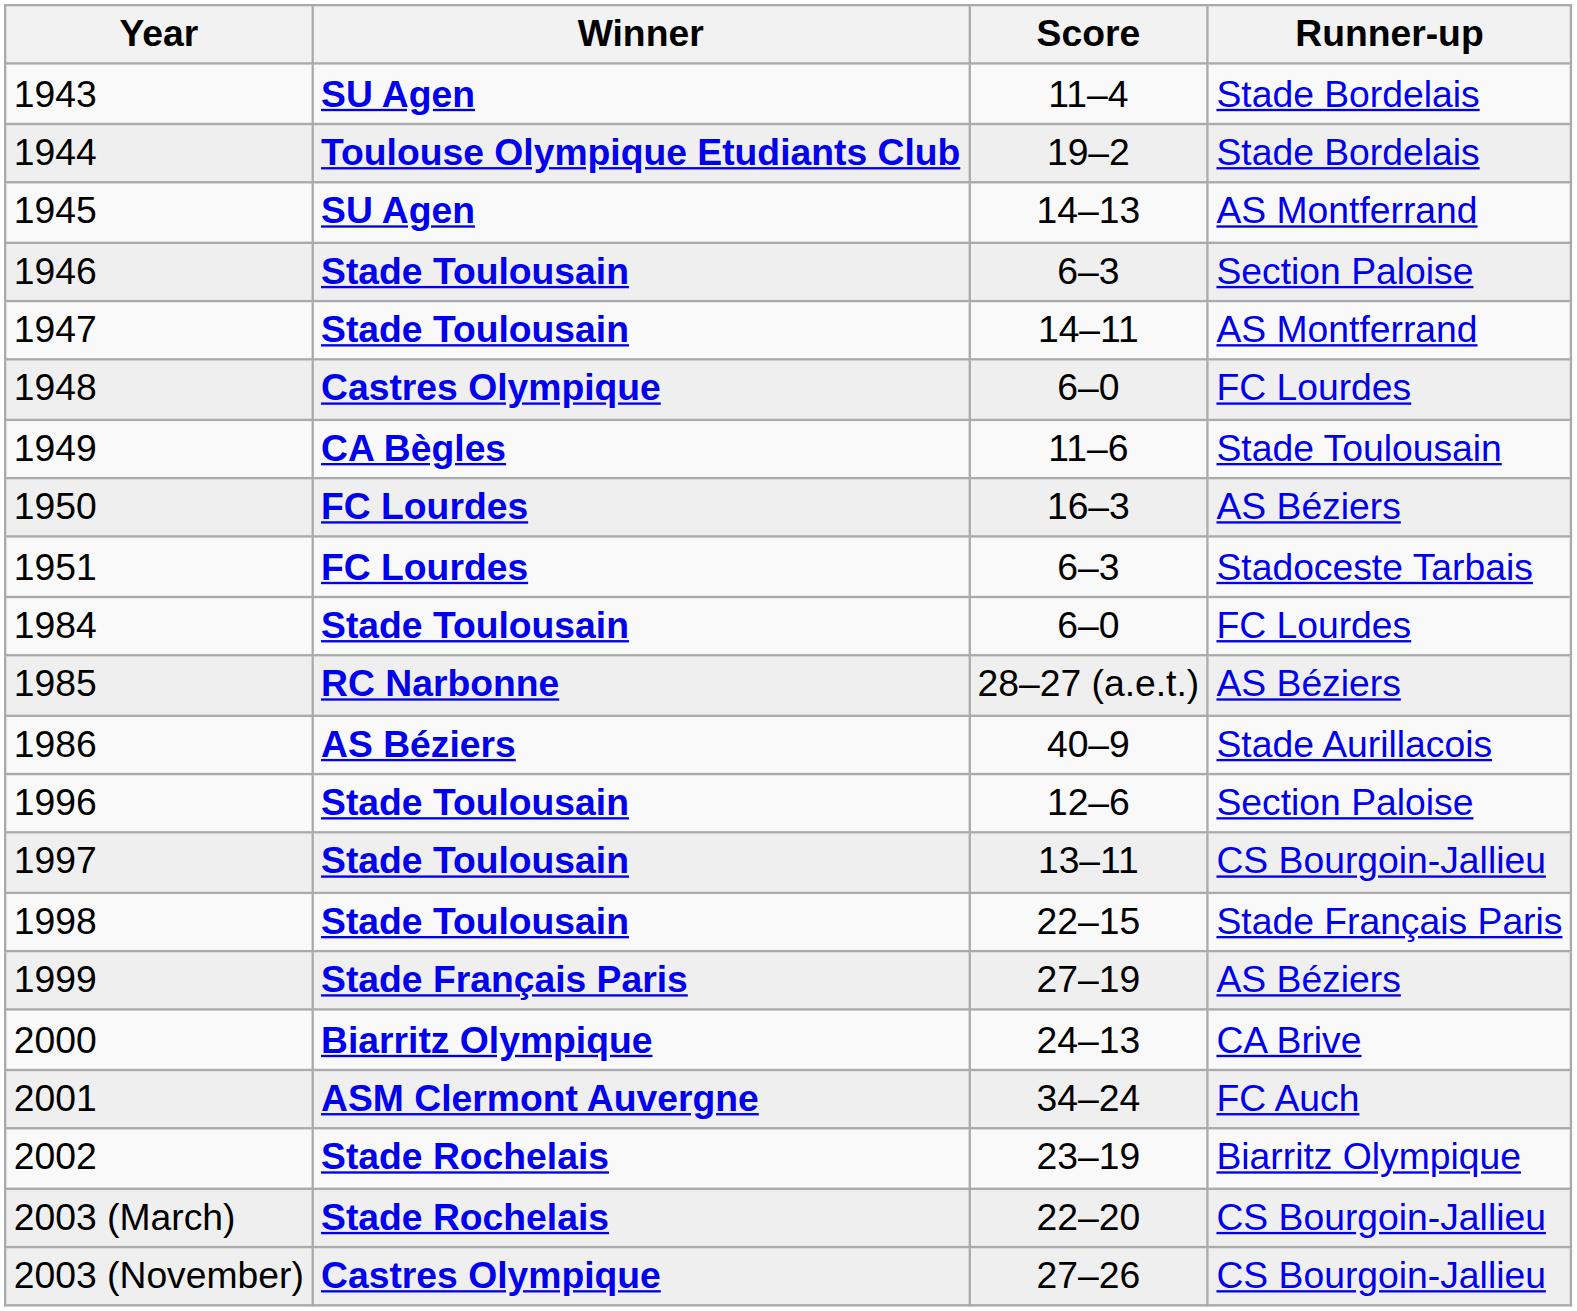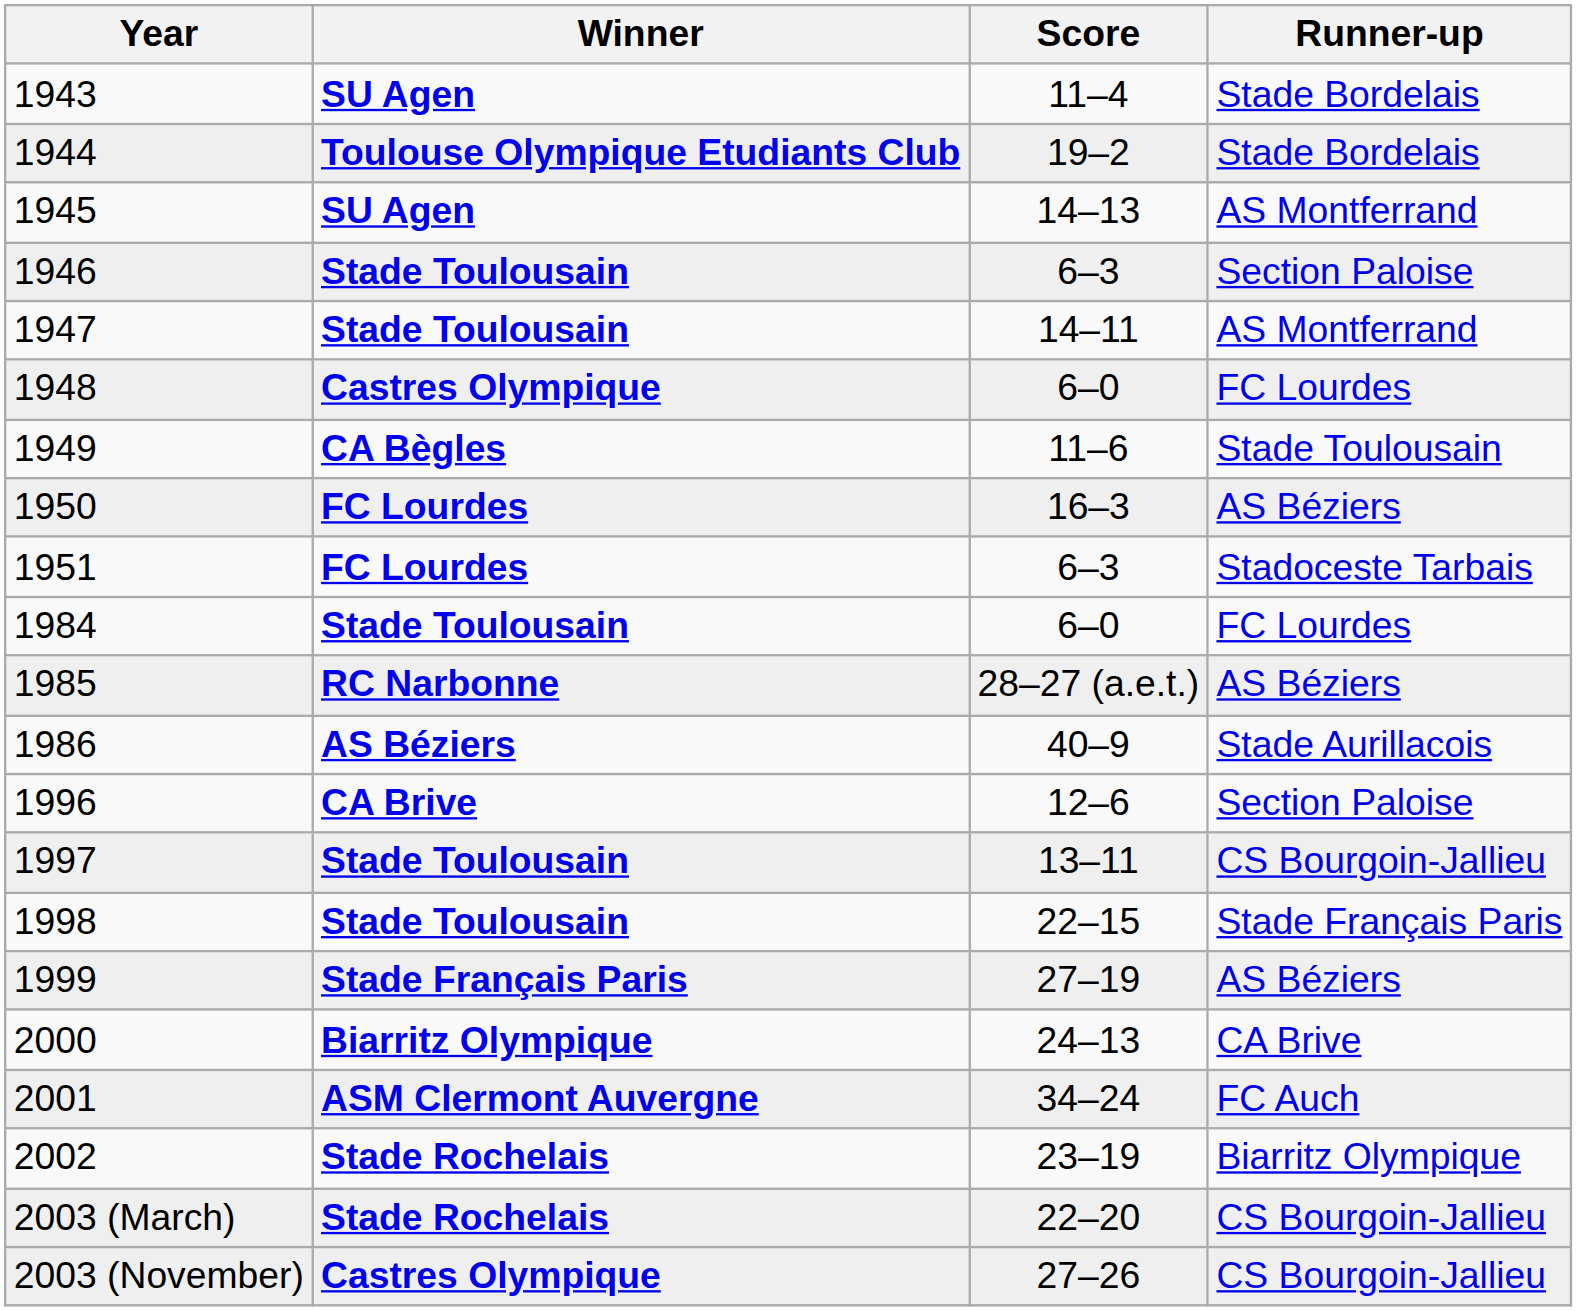(475, 802) Stade Toulousain -> (399, 802) CA Brive
